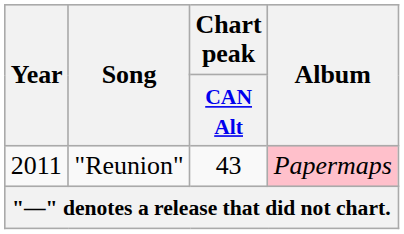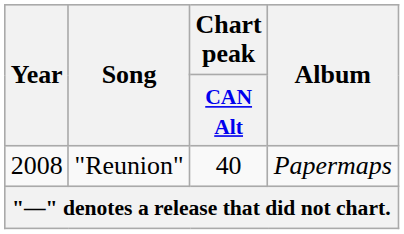(36, 165) 2011 -> (37, 165) 2008
(229, 165) 43 -> (229, 165) 40
(333, 165) pink background -> (333, 165) no background
